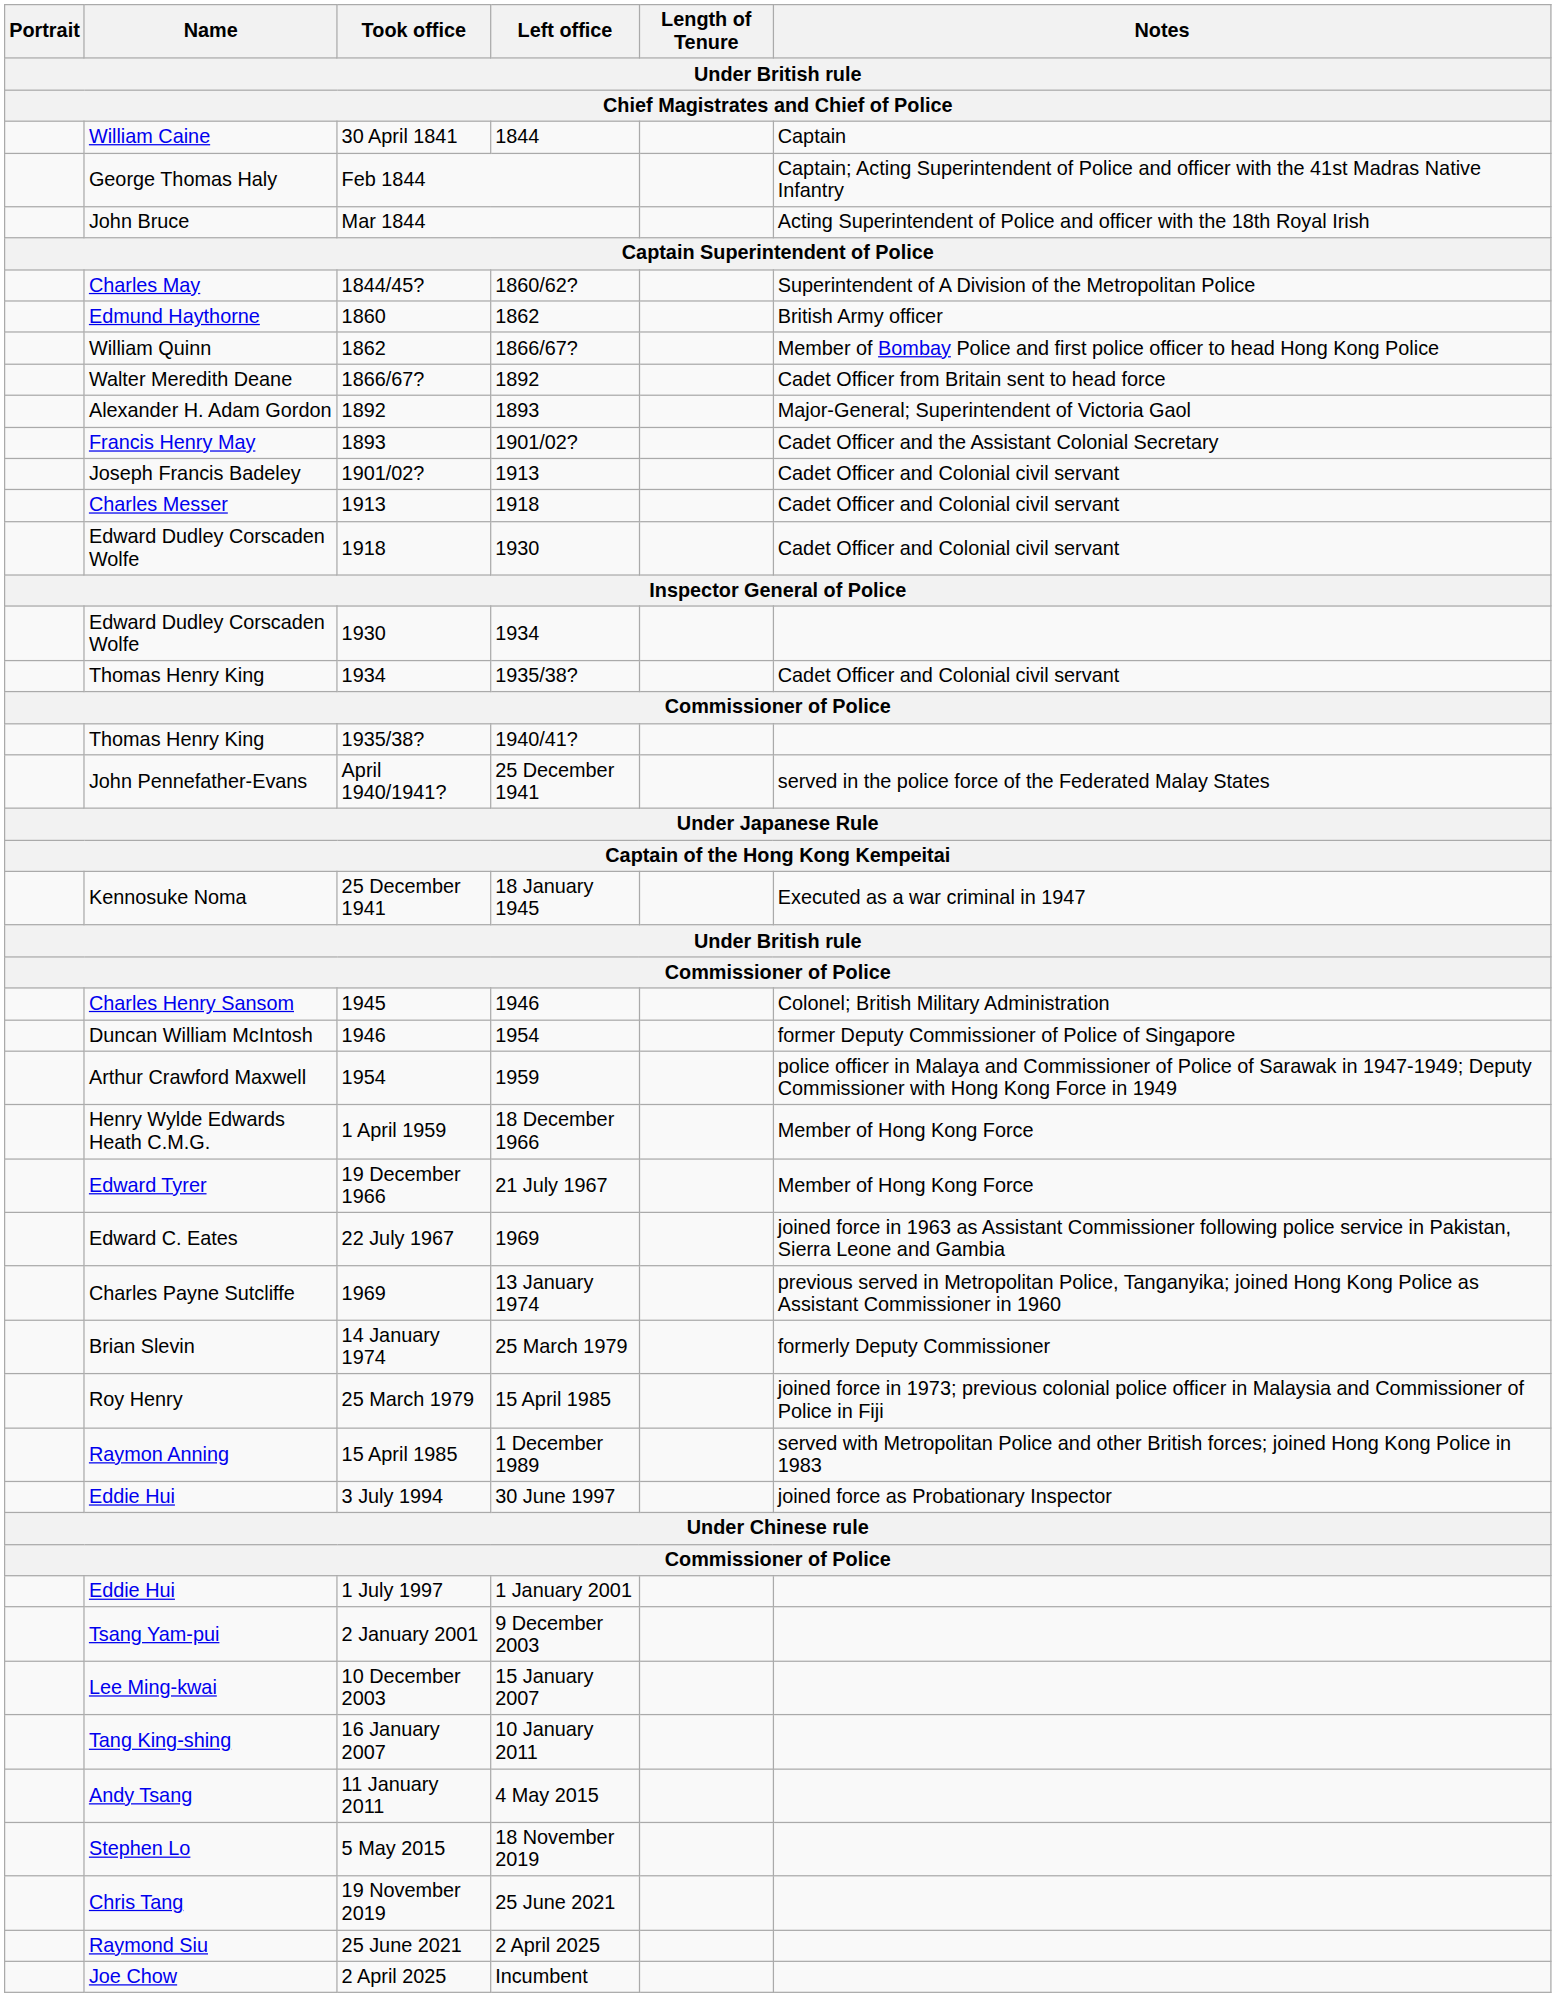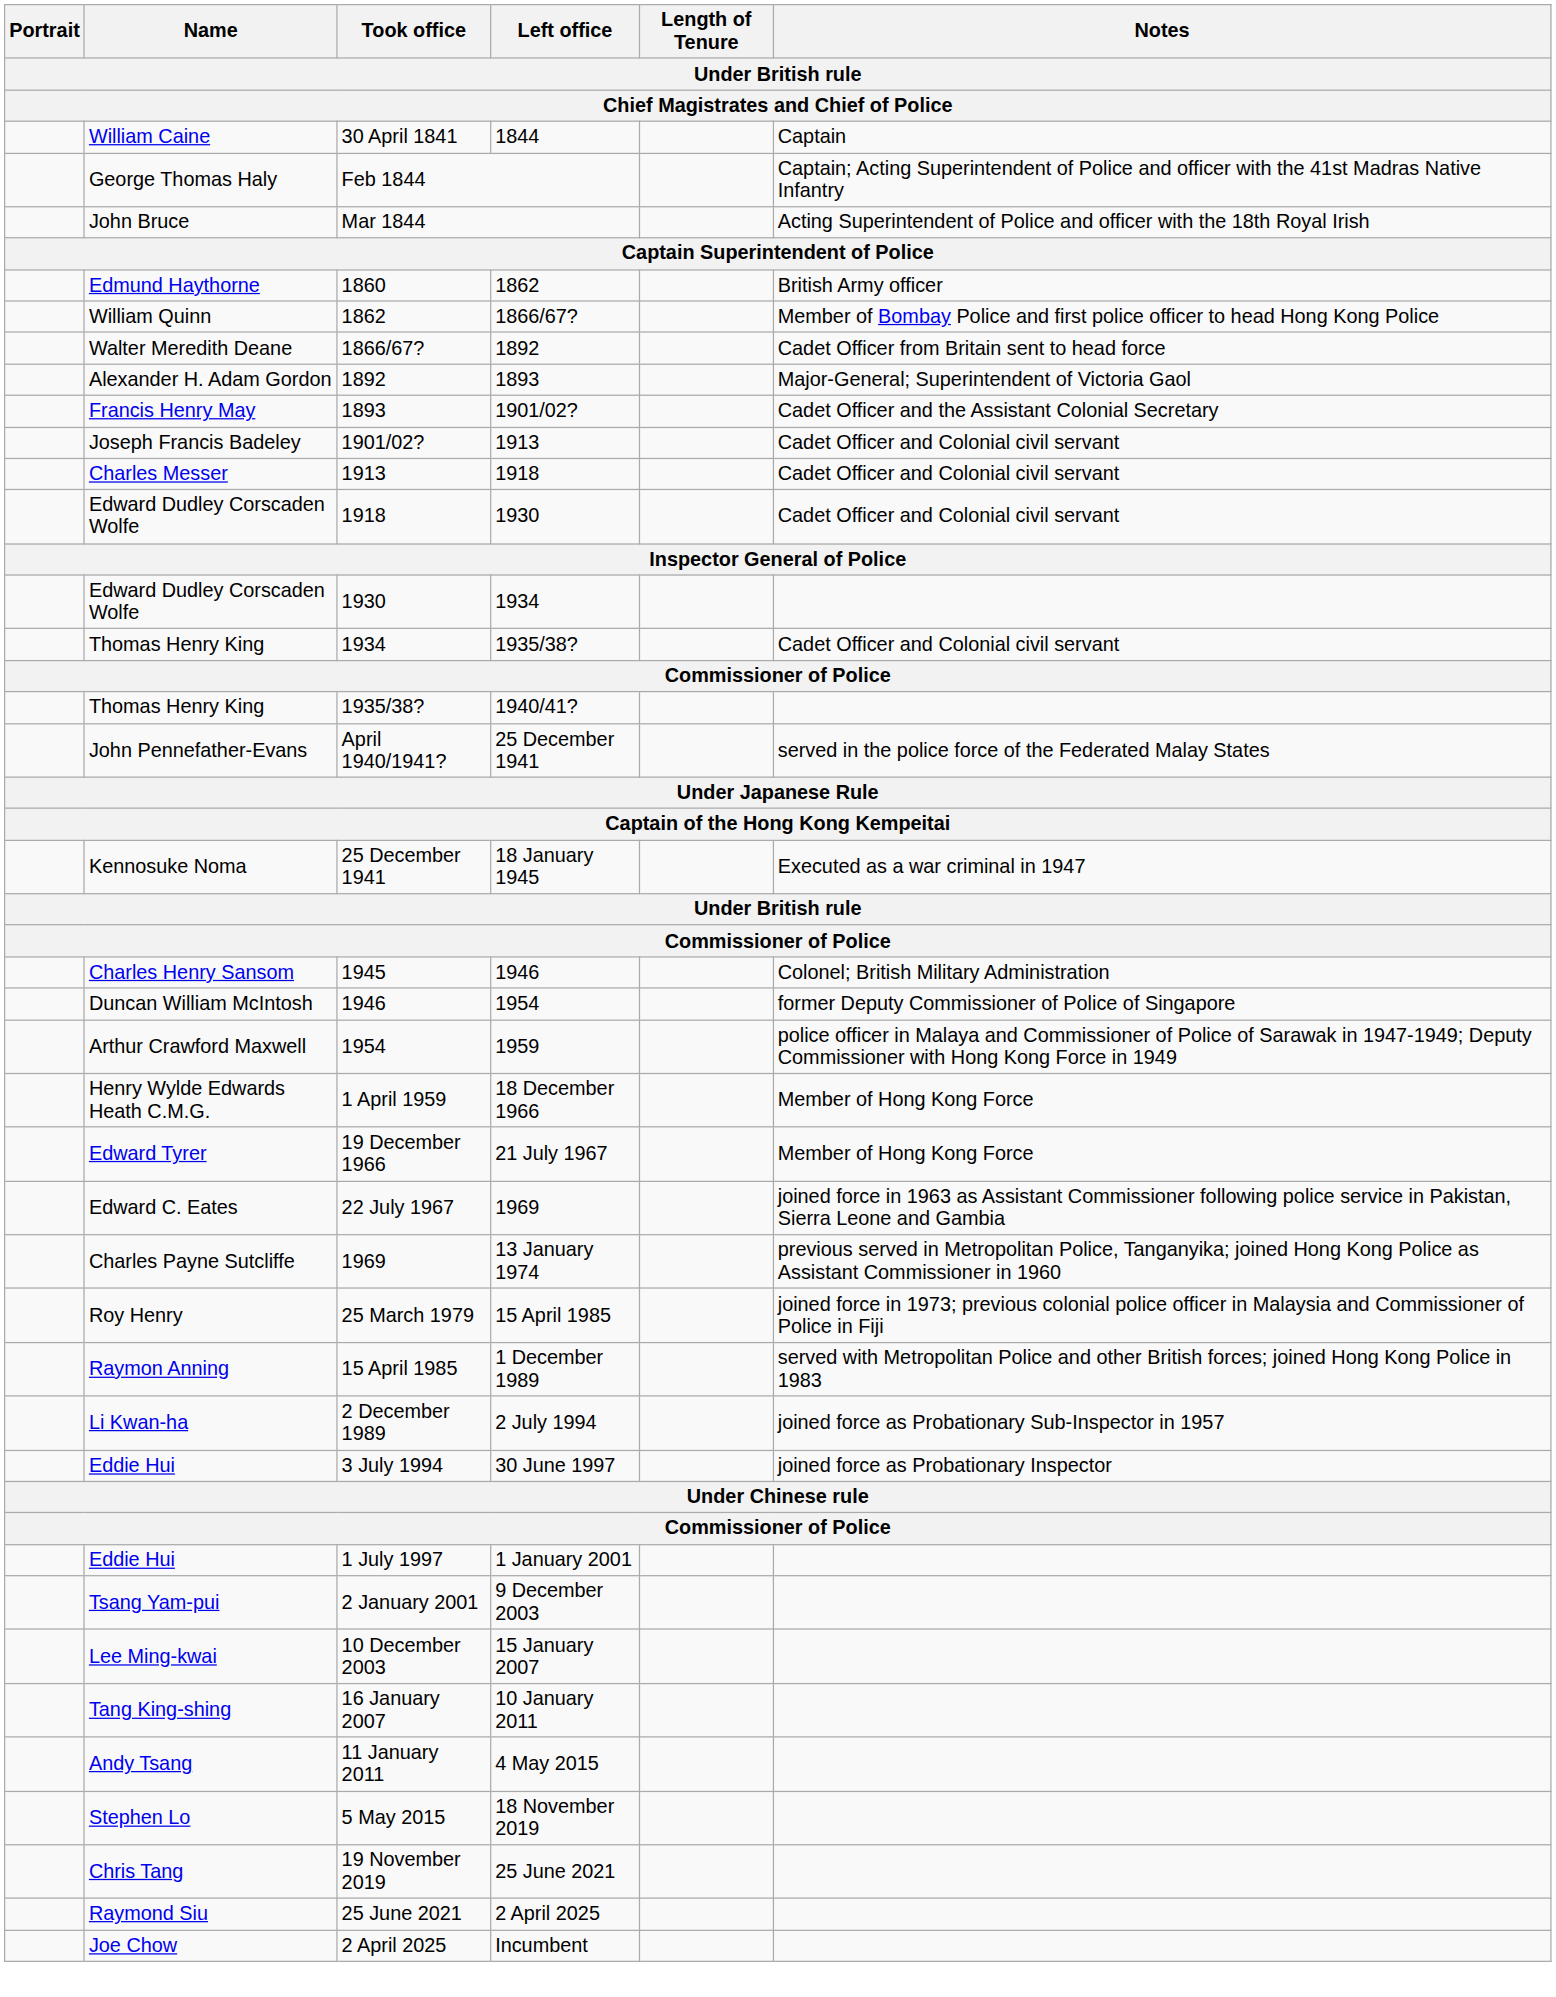- row: (383, 285)
- row: (391, 1346)
+ row: (396, 1422)
